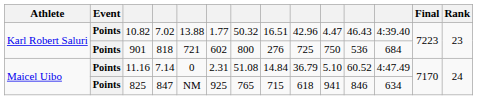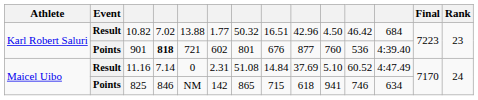(107, 31) Points -> (107, 31) Result
(332, 31) 4.47 -> (333, 31) 4.50
(359, 31) 46.43 -> (360, 31) 46.42
(393, 31) 4:39.40 -> (394, 31) 684
(165, 50) normal -> (165, 50) bold
(246, 50) 800 -> (246, 50) 801
(276, 50) 276 -> (276, 50) 676
(305, 50) 725 -> (306, 50) 877
(332, 50) 750 -> (333, 50) 760
(393, 50) 684 -> (394, 50) 4:39.40
(107, 68) Points -> (107, 68) Result
(305, 68) 36.79 -> (306, 68) 37.69
(165, 86) 847 -> (165, 86) 846
(219, 86) 925 -> (219, 86) 142
(246, 86) 765 -> (246, 86) 865
(359, 86) 846 -> (360, 86) 746
